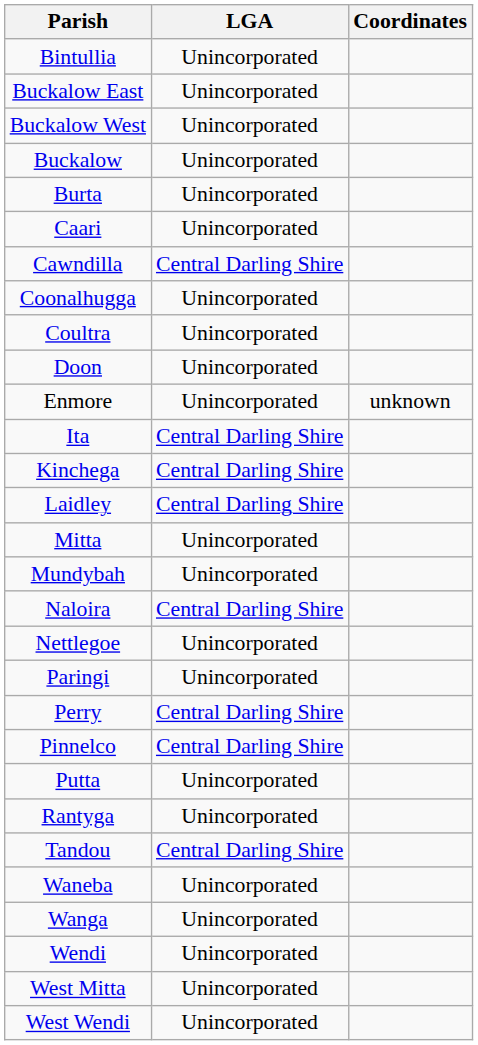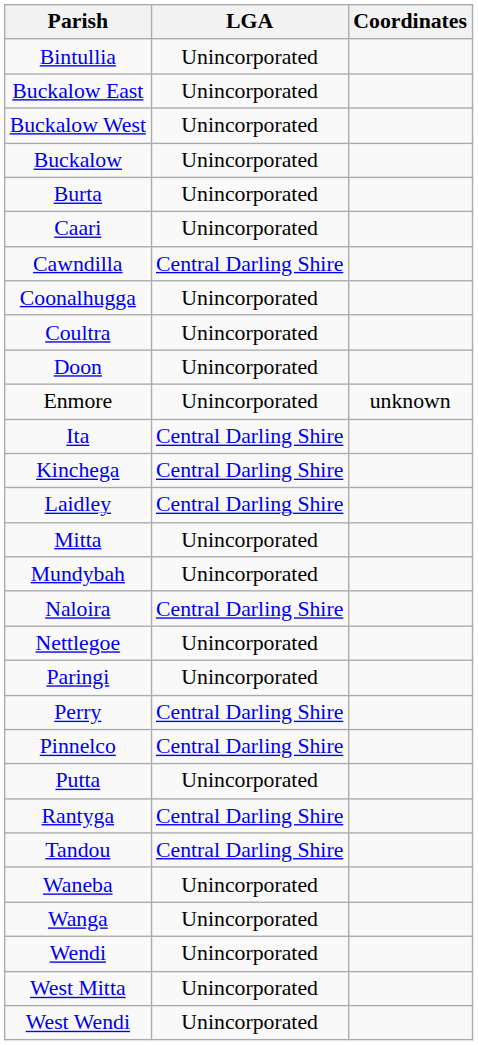(250, 815) Unincorporated -> (250, 815) Central Darling Shire
